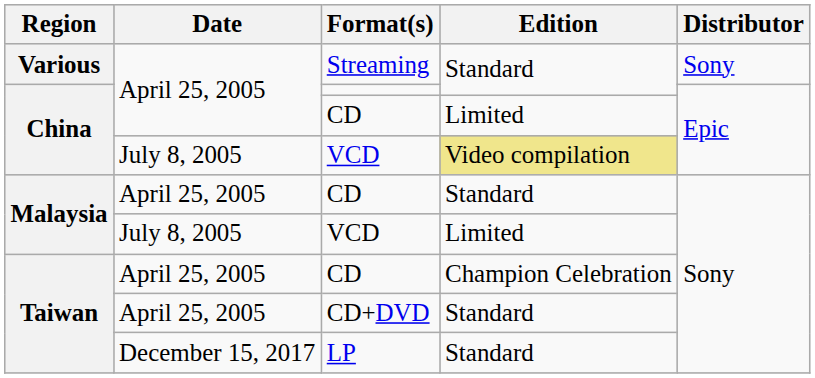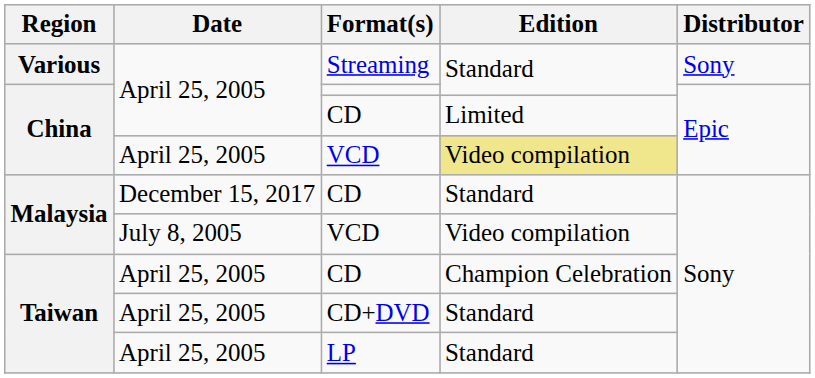(180, 154) July 8, 2005 -> (192, 154) April 25, 2005
(192, 194) April 25, 2005 -> (217, 194) December 15, 2017
(485, 233) Limited -> (537, 233) Video compilation
(217, 352) December 15, 2017 -> (192, 352) April 25, 2005
